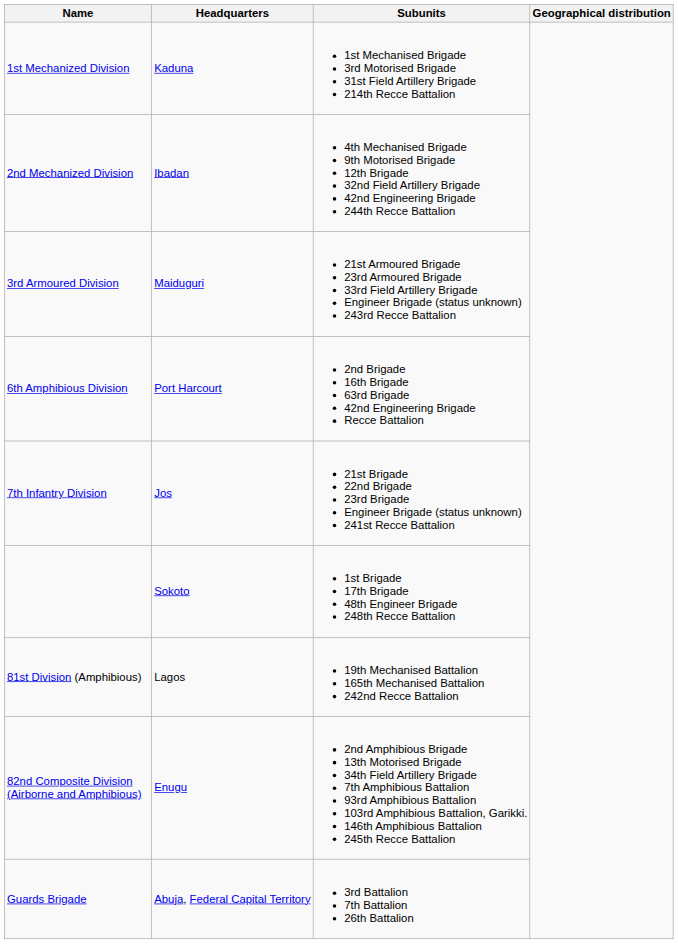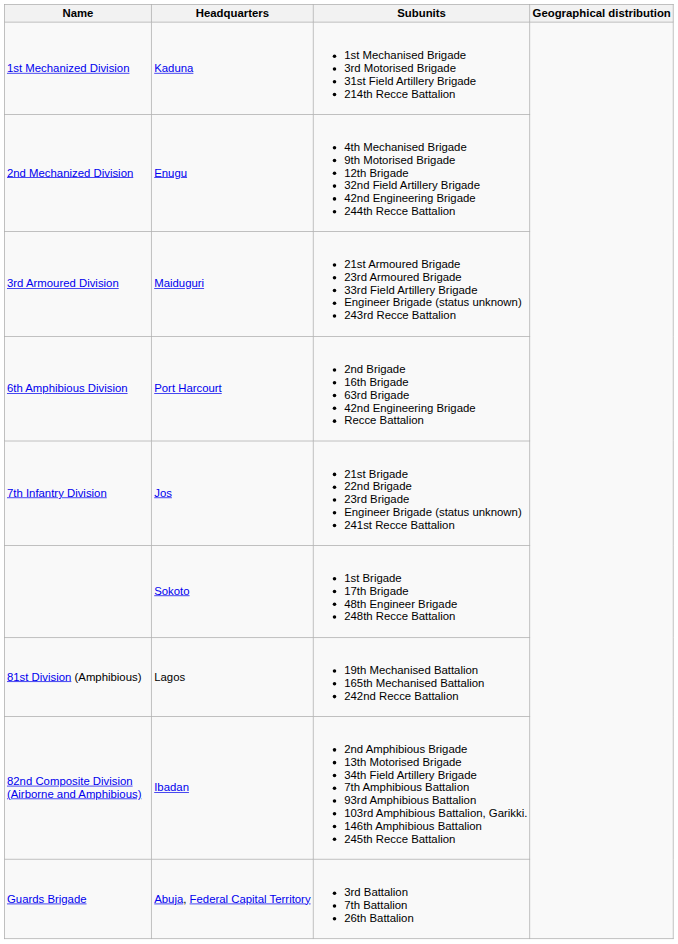(172, 173) Ibadan -> (171, 173) Enugu
(171, 788) Enugu -> (172, 788) Ibadan
